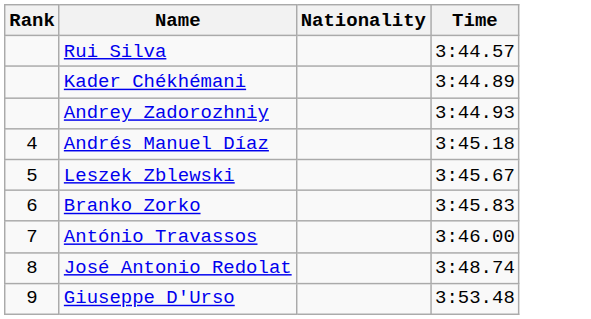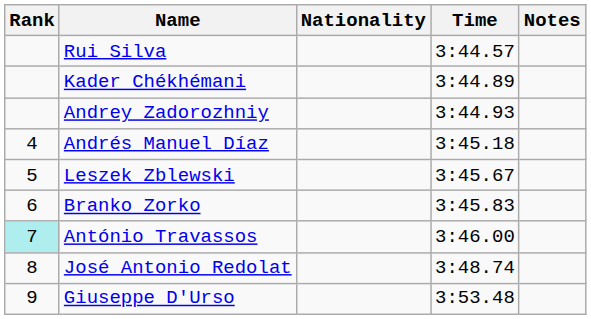+ column: (552, 20)
(32, 237) no background -> (32, 237) paleturquoise background
